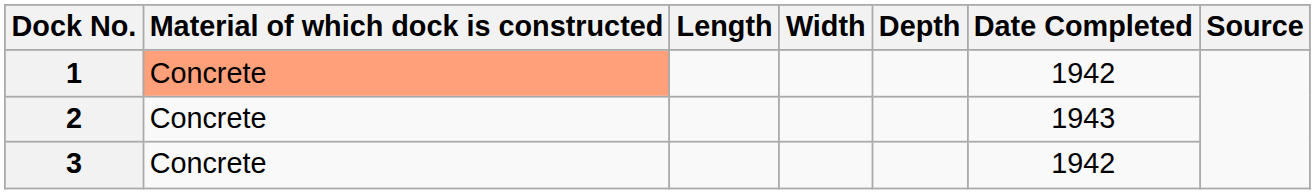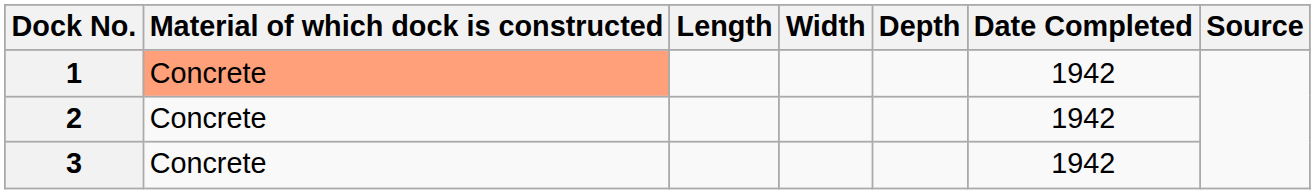(1083, 118) 1943 -> (1083, 118) 1942
